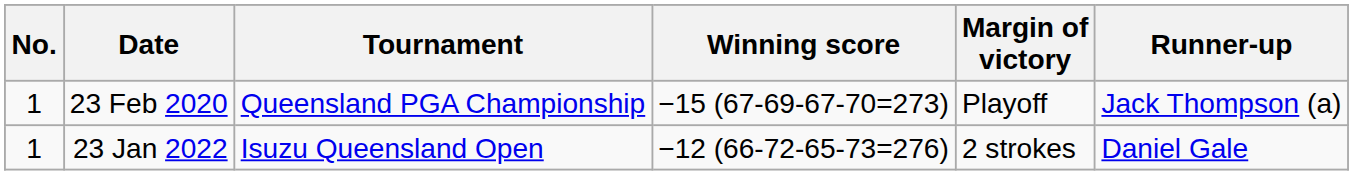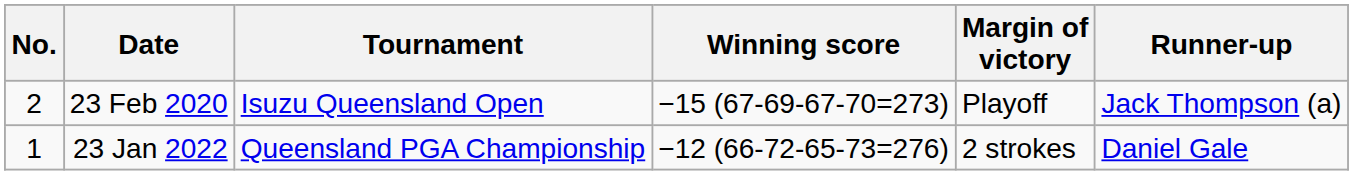(34, 103) 1 -> (34, 103) 2
(443, 103) Queensland PGA Championship -> (392, 103) Isuzu Queensland Open
(392, 148) Isuzu Queensland Open -> (443, 148) Queensland PGA Championship
